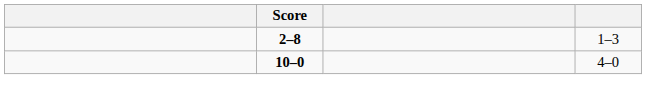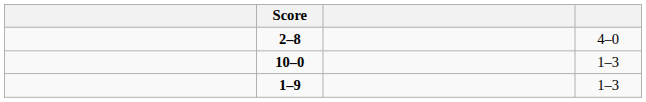(608, 39) 1–3 -> (608, 39) 4–0
(608, 62) 4–0 -> (608, 62) 1–3
+ row: (290, 85)
